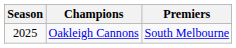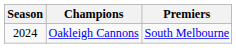(25, 33) 2025 -> (25, 33) 2024
